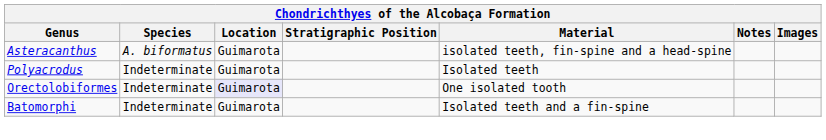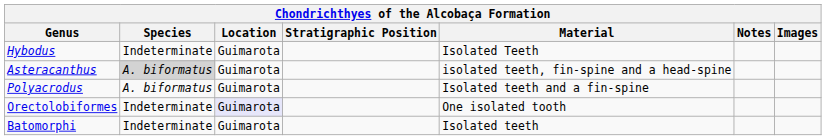+ row: (31, 51)
(168, 51) no background -> (168, 70) lightgrey background
(168, 70) Indeterminate -> (168, 88) A. biformatus
(490, 70) Isolated teeth -> (546, 88) Isolated teeth and a fin-spine
(546, 107) Isolated teeth and a fin-spine -> (490, 126) Isolated teeth
